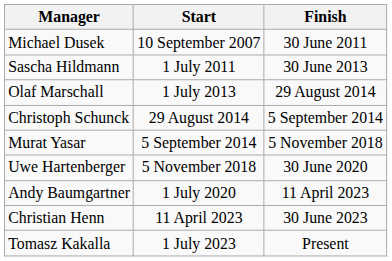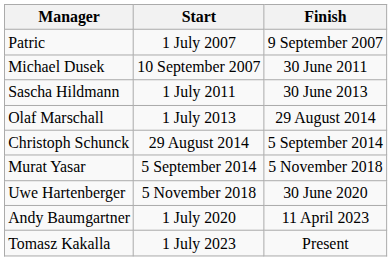+ row: (27, 42)
- row: (56, 218)
